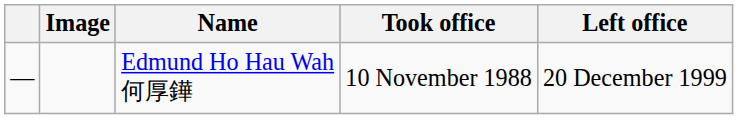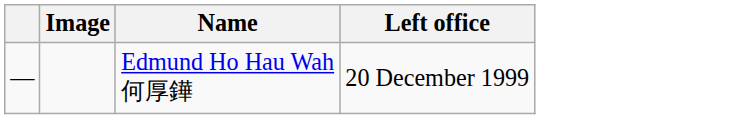- column: (439, 23)
